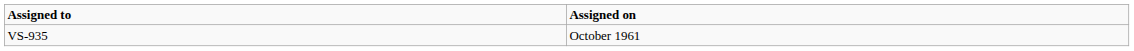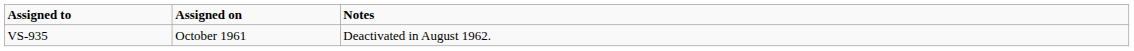+ column: (359, 14)
